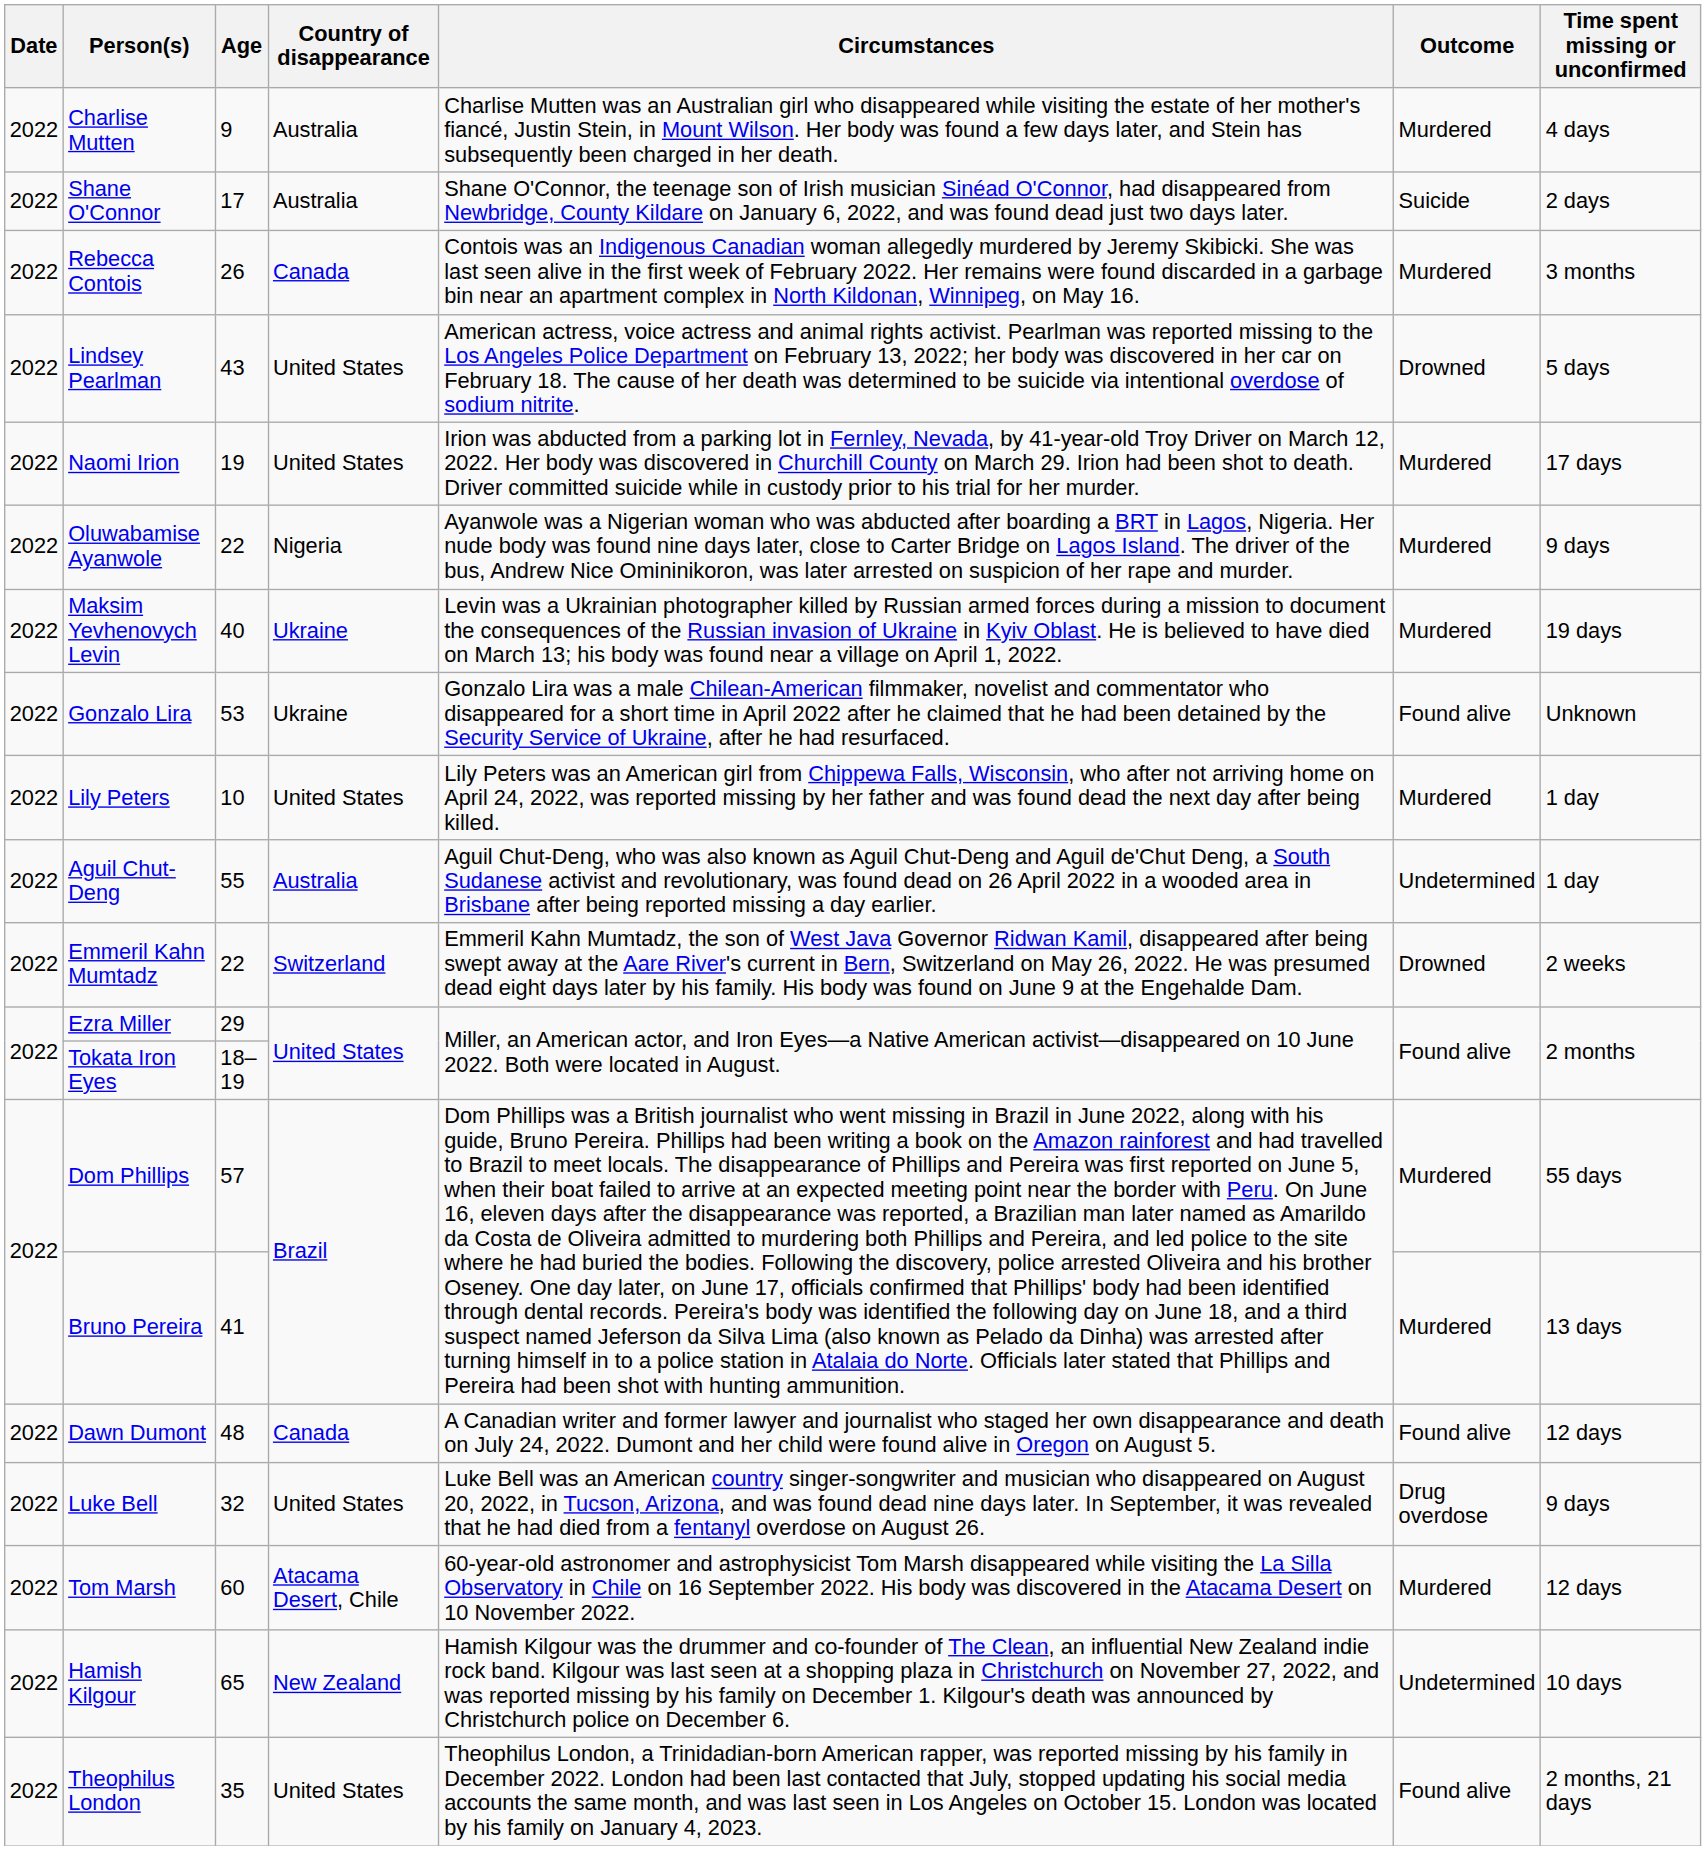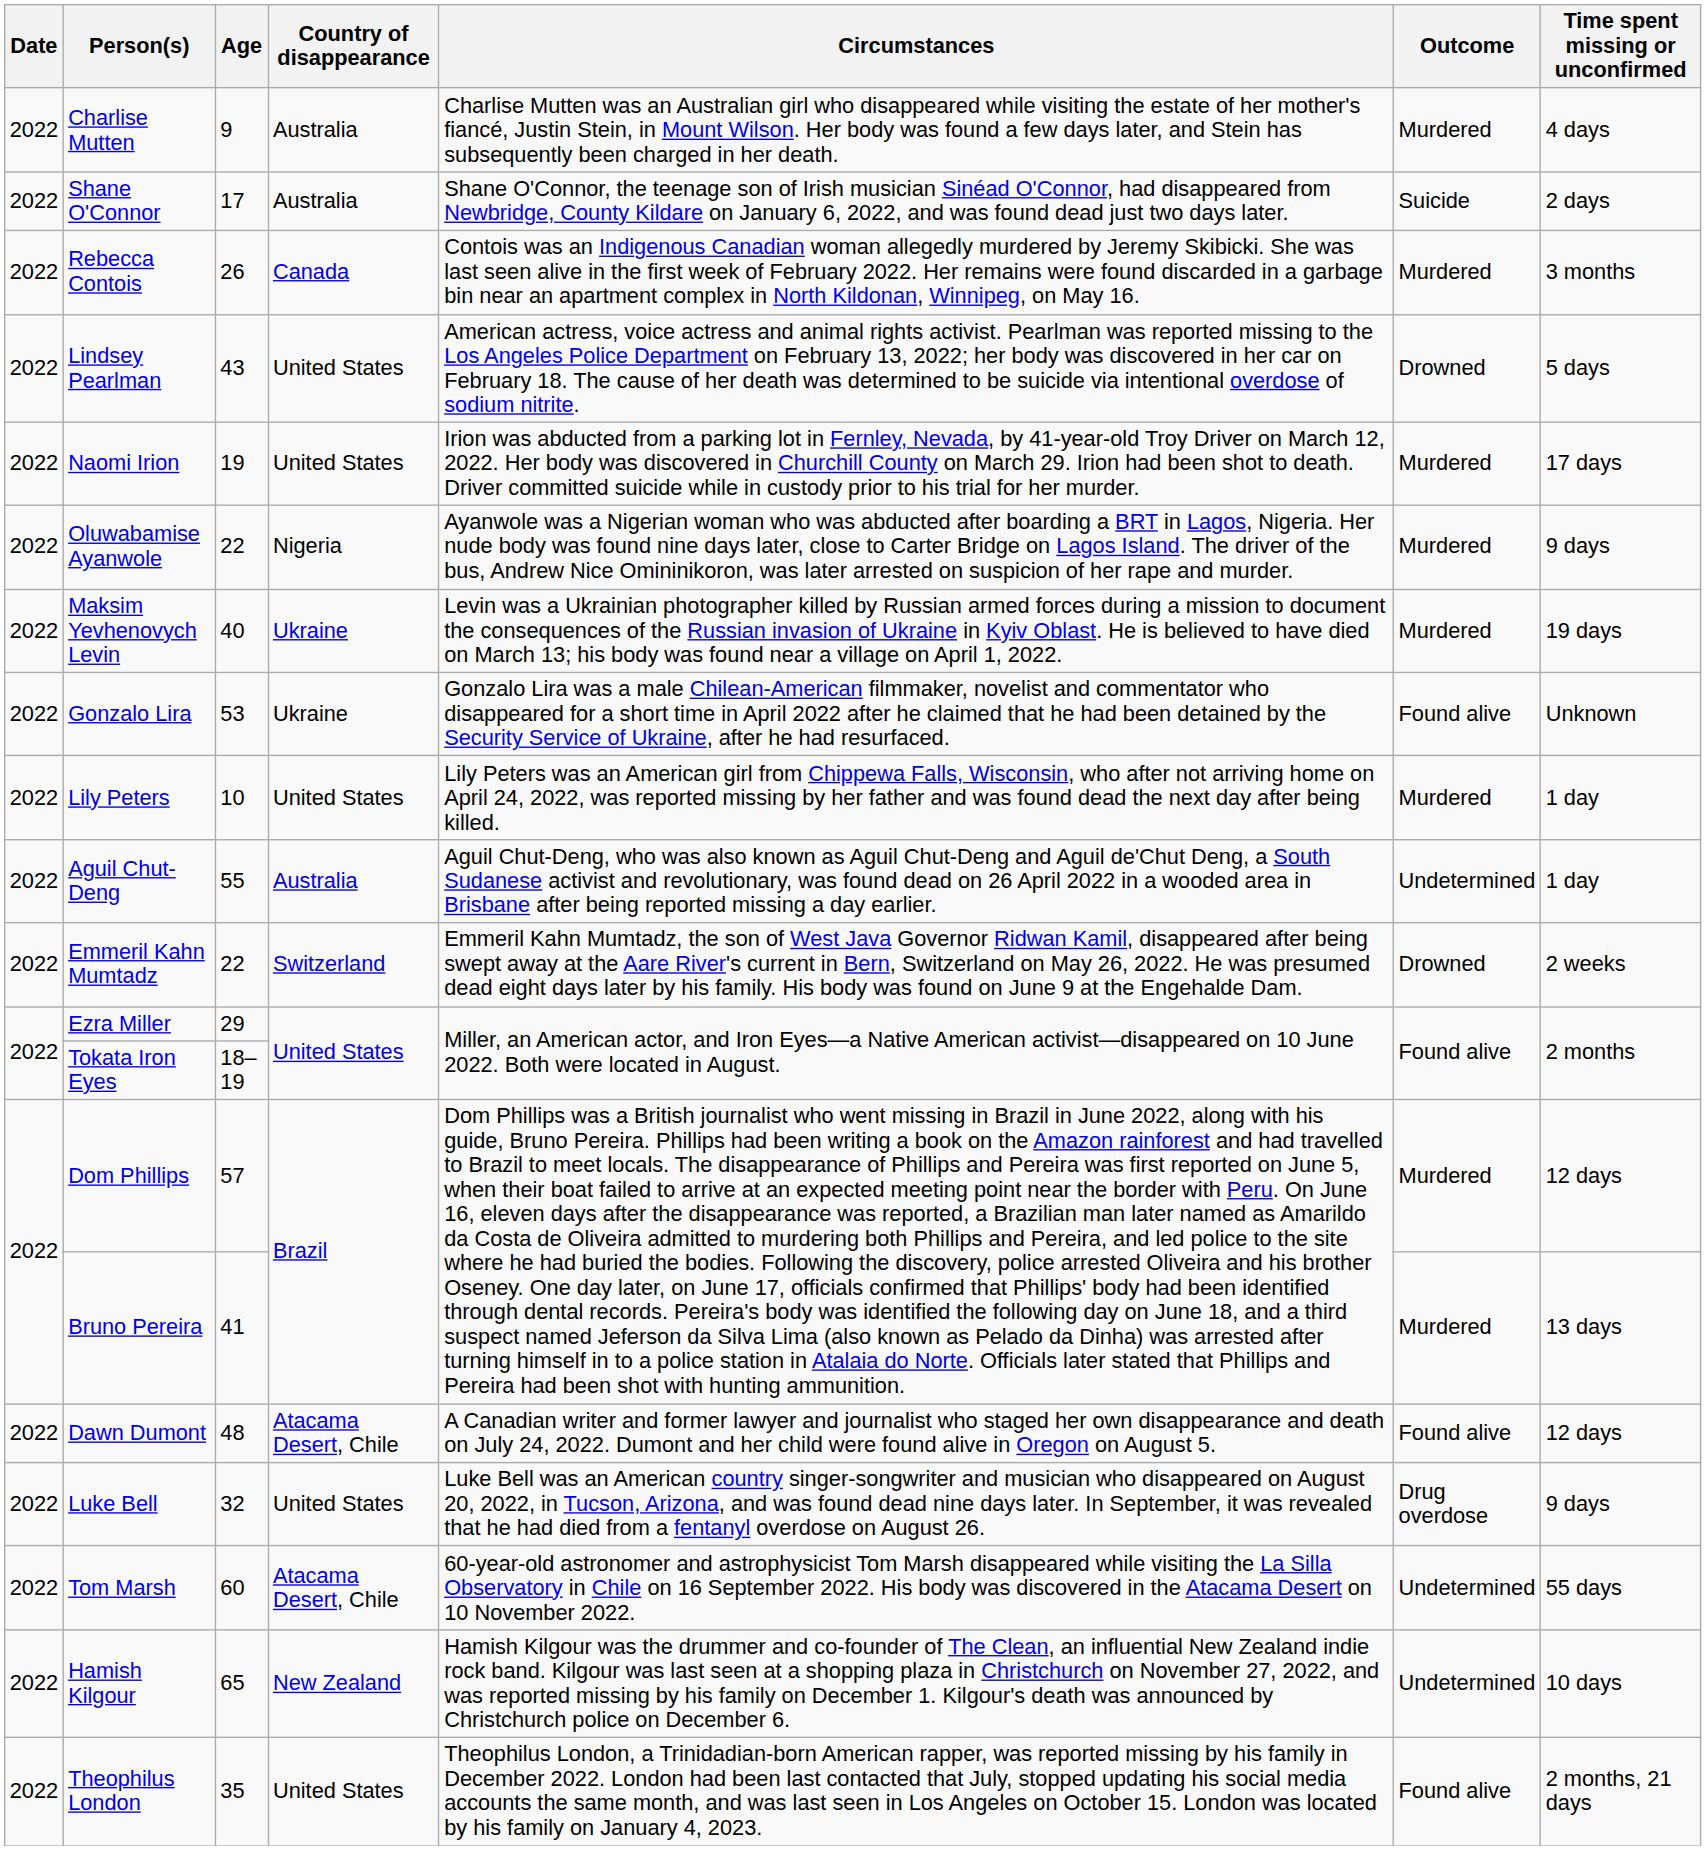(1584, 1175) 55 days -> (1584, 1175) 12 days
(311, 1432) Canada -> (336, 1432) Atacama Desert, Chile
(1445, 1587) Murdered -> (1467, 1587) Undetermined
(1584, 1587) 12 days -> (1584, 1587) 55 days
